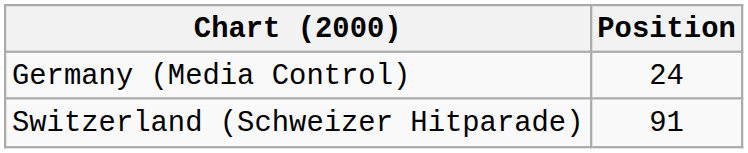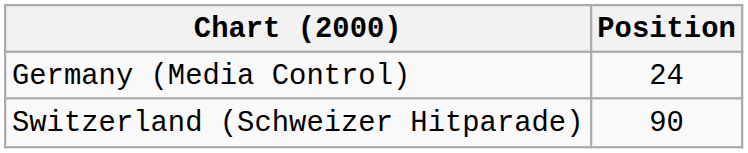(667, 123) 91 -> (667, 123) 90
